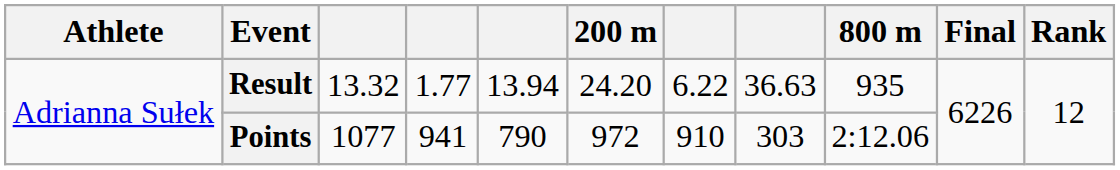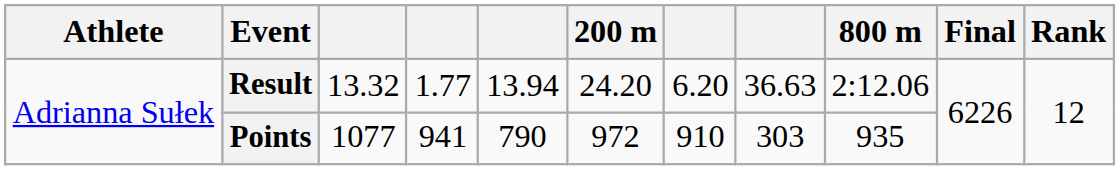(700, 84) 6.22 -> (700, 84) 6.20
(880, 84) 935 -> (880, 84) 2:12.06
(880, 137) 2:12.06 -> (880, 137) 935
